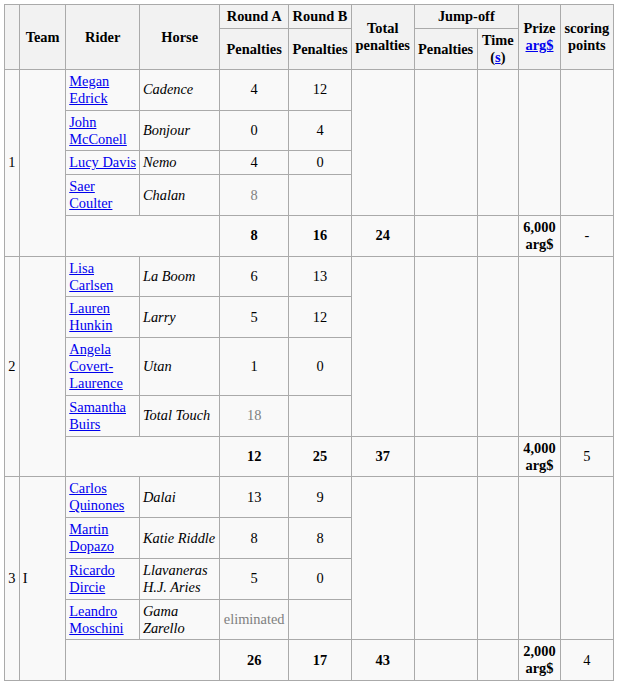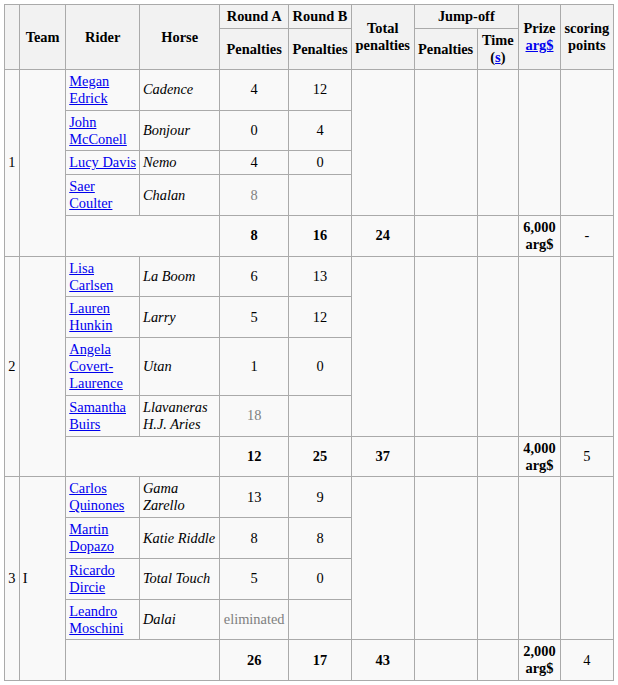(177, 415) Total Touch -> (175, 415) Llavaneras H.J. Aries
(159, 497) Dalai -> (164, 497) Gama Zarello
(175, 578) Llavaneras H.J. Aries -> (177, 578) Total Touch
(164, 619) Gama Zarello -> (159, 619) Dalai
